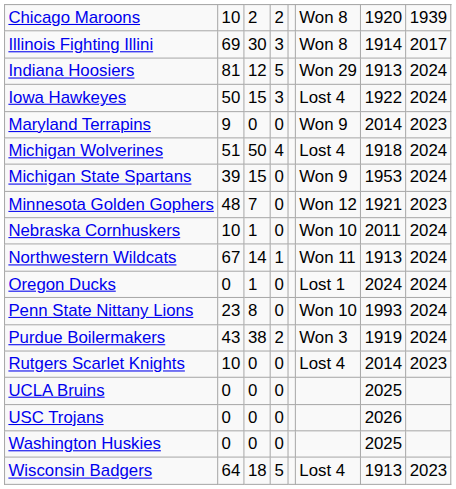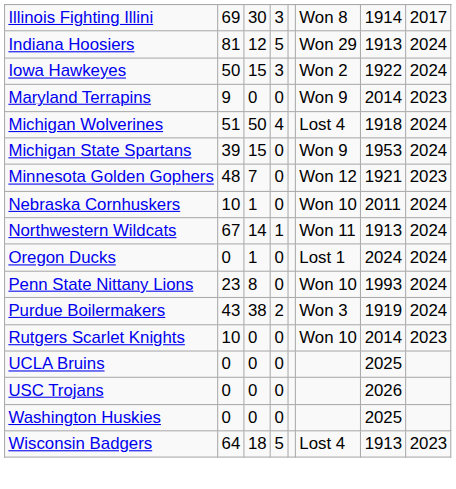- row: (74, 17)
(322, 97) Lost 4 -> (323, 71) Won 2
(322, 364) Lost 4 -> (328, 337) Won 10
